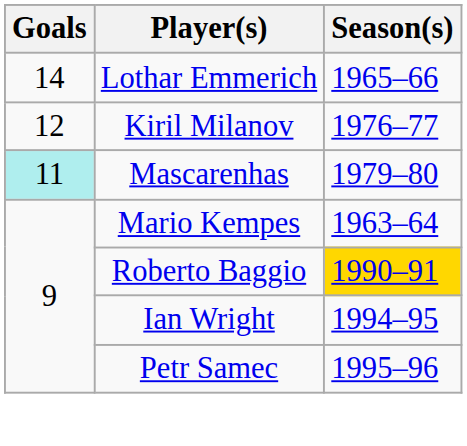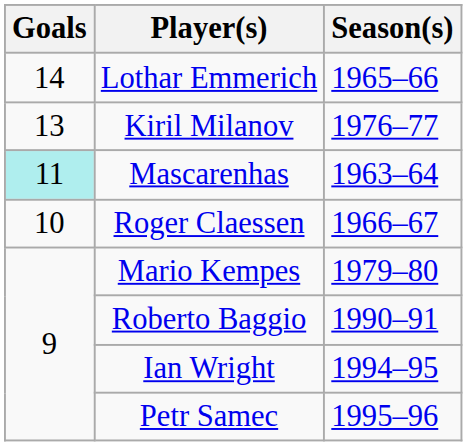(49, 125) 12 -> (49, 125) 13
(385, 174) 1979–80 -> (385, 174) 1963–64
+ row: (209, 222)
(385, 222) 1963–64 -> (385, 271) 1979–80
(385, 271) gold background -> (385, 319) no background
